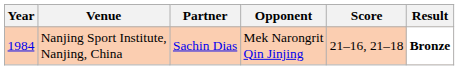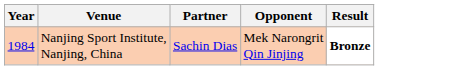- column: (367, 15)
